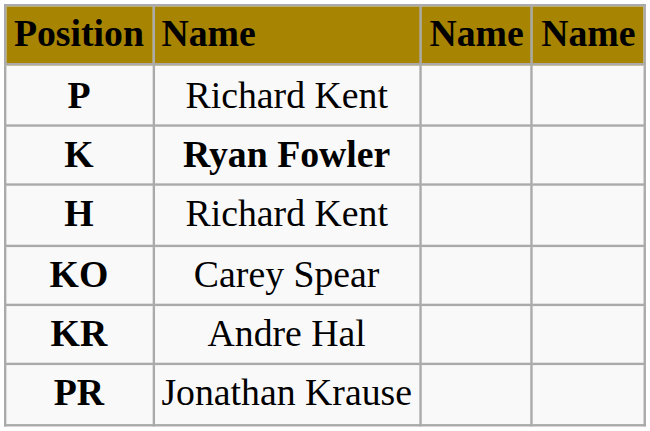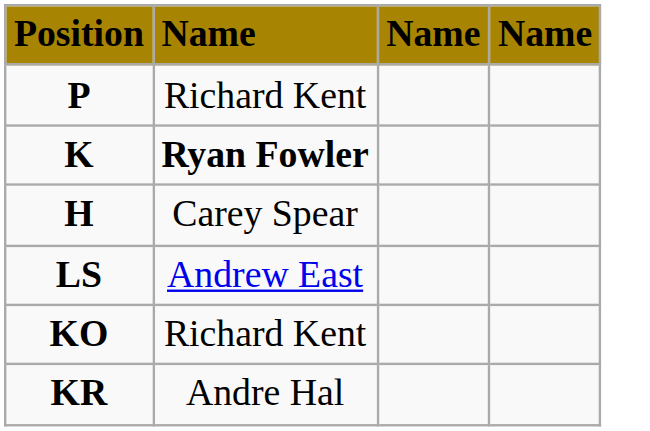(287, 214) Richard Kent -> (265, 214) Carey Spear
+ row: (79, 273)
(287, 273) Carey Spear -> (265, 333) Richard Kent
- row: (79, 393)
